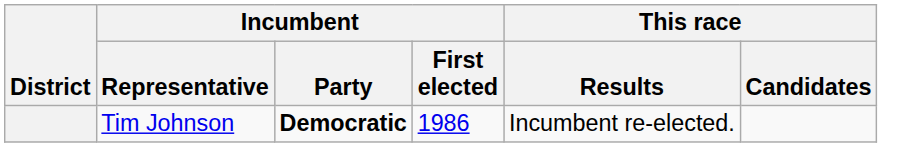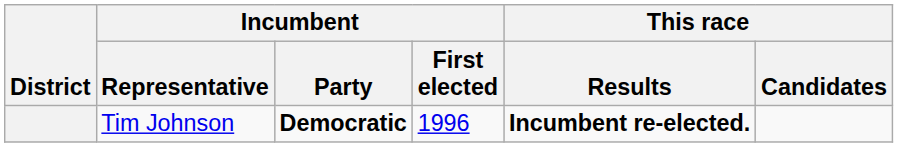(444, 123) 1986 -> (444, 123) 1996
(622, 123) normal -> (630, 123) bold
